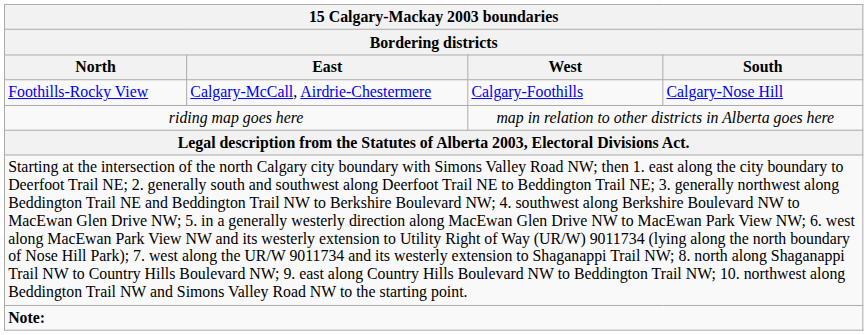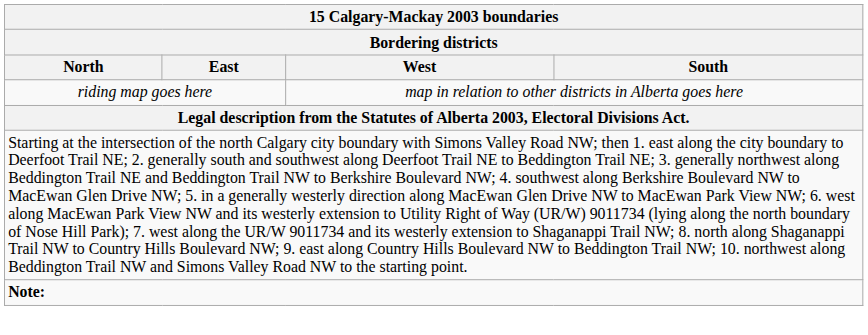- row: (78, 92)
